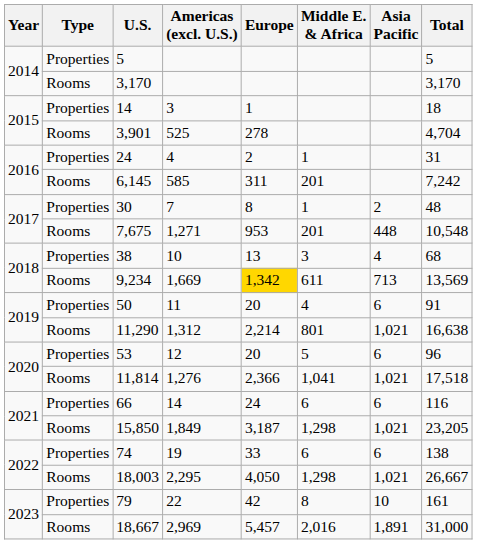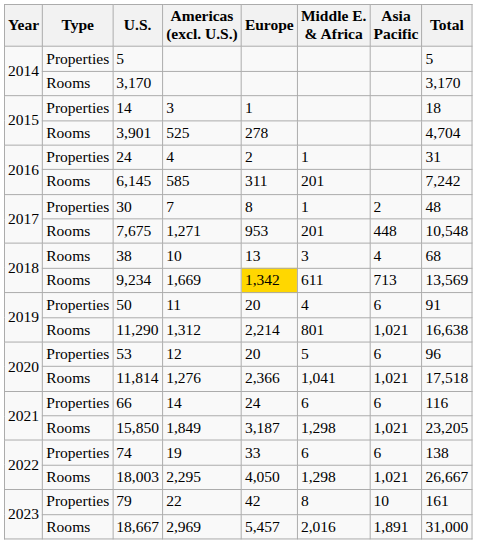(78, 255) Properties -> (68, 255) Rooms
